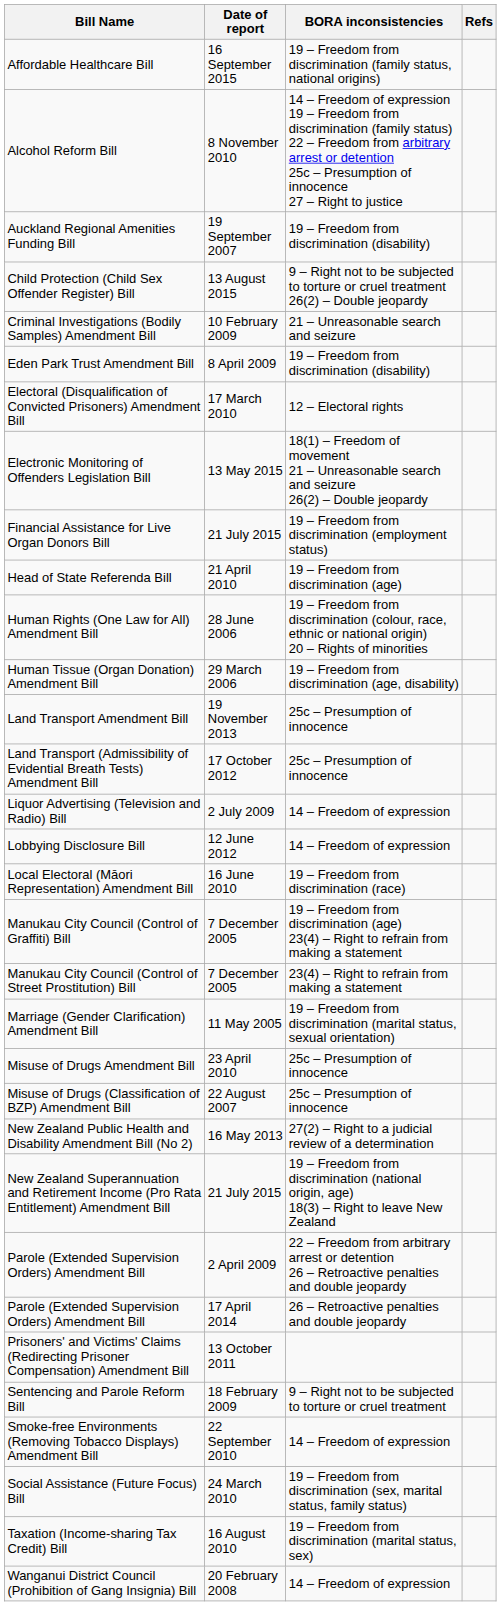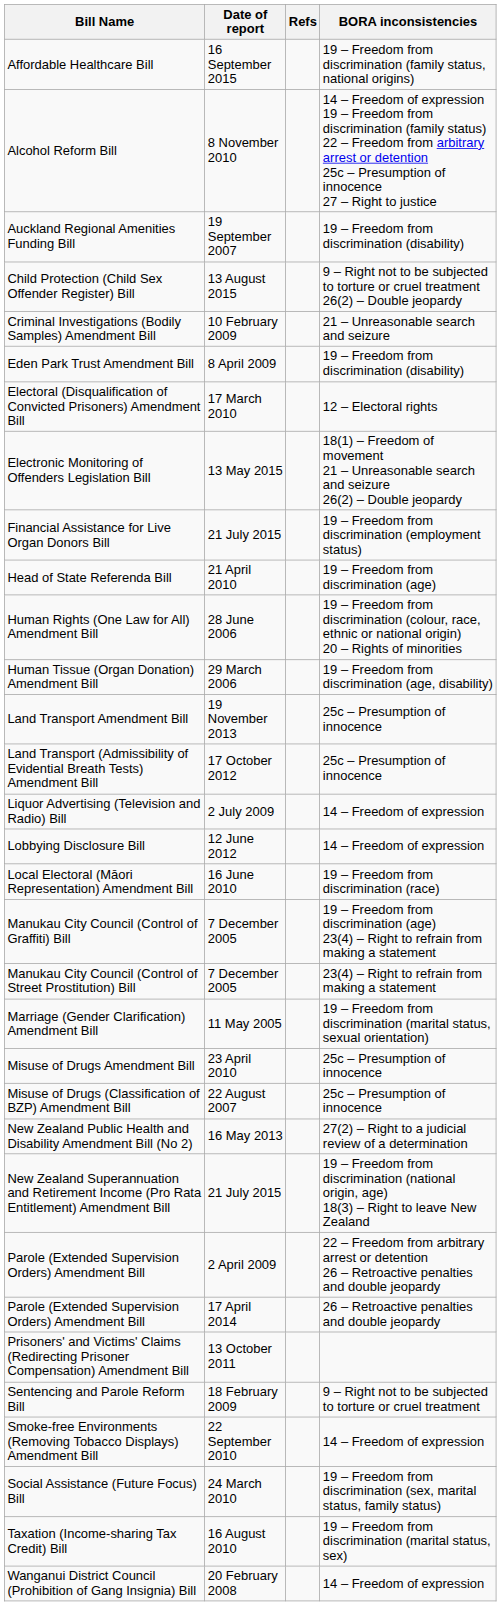columns swapped: (374, 22) <-> (479, 22)
